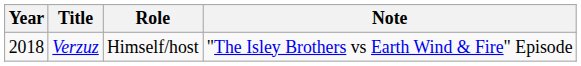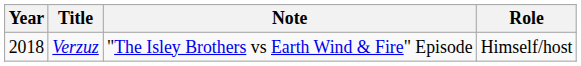columns swapped: (153, 18) <-> (390, 18)
